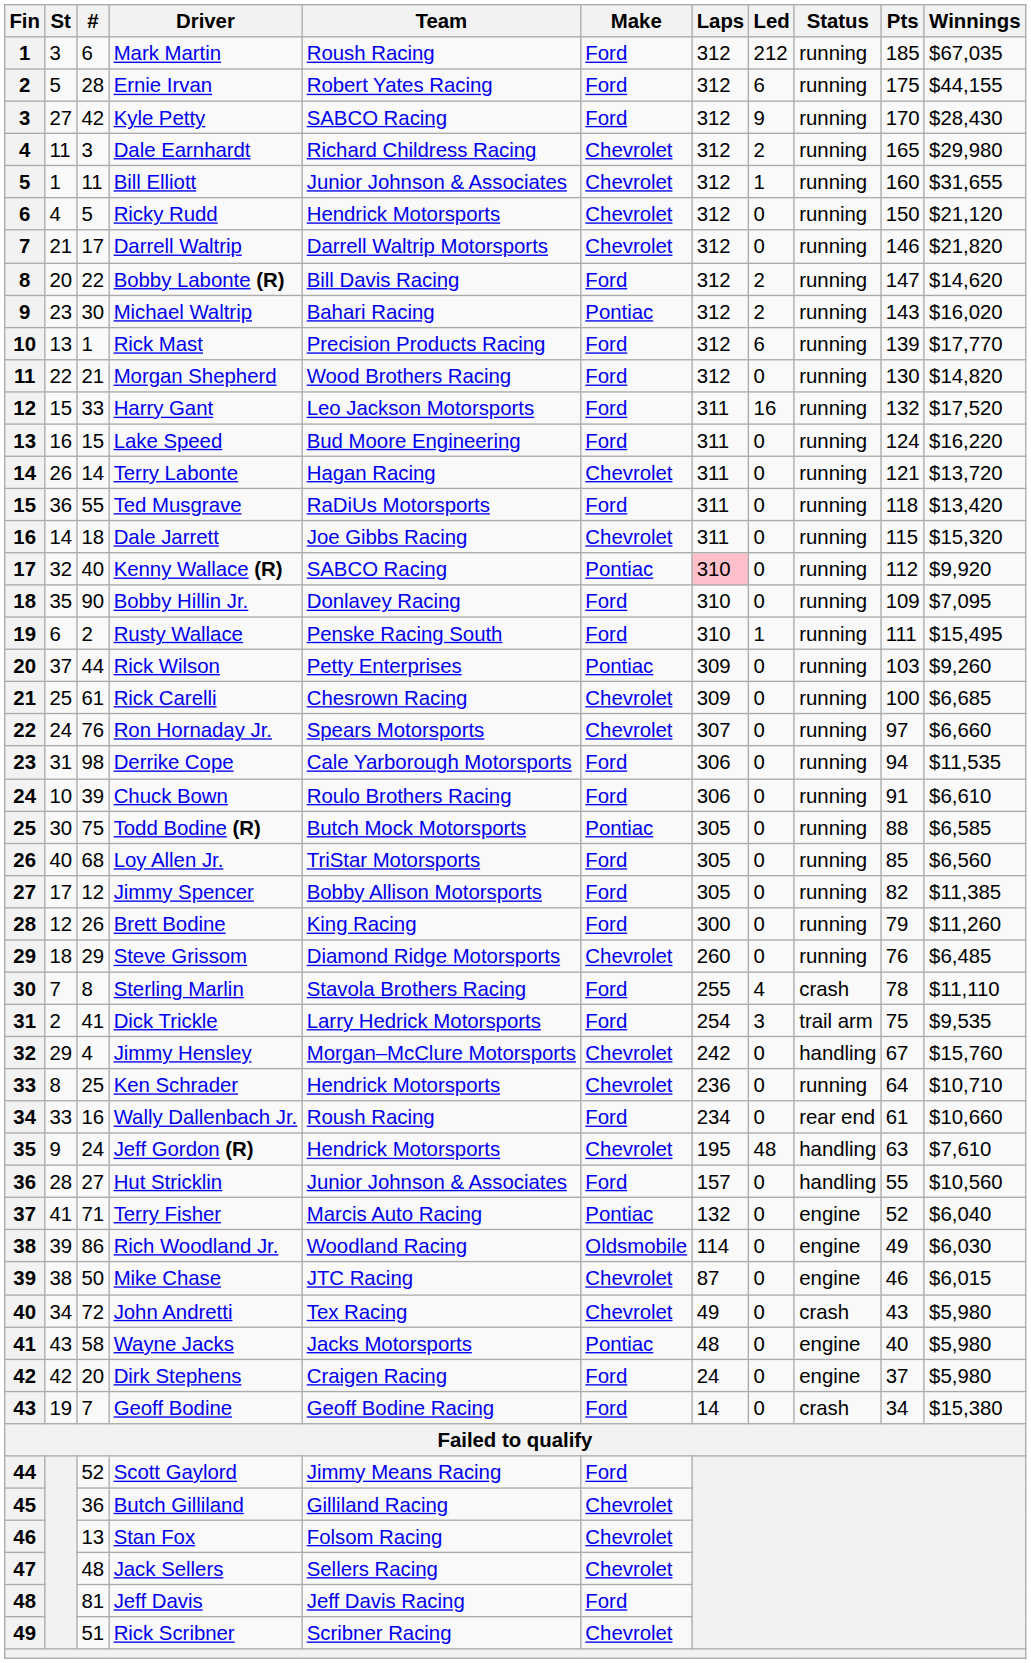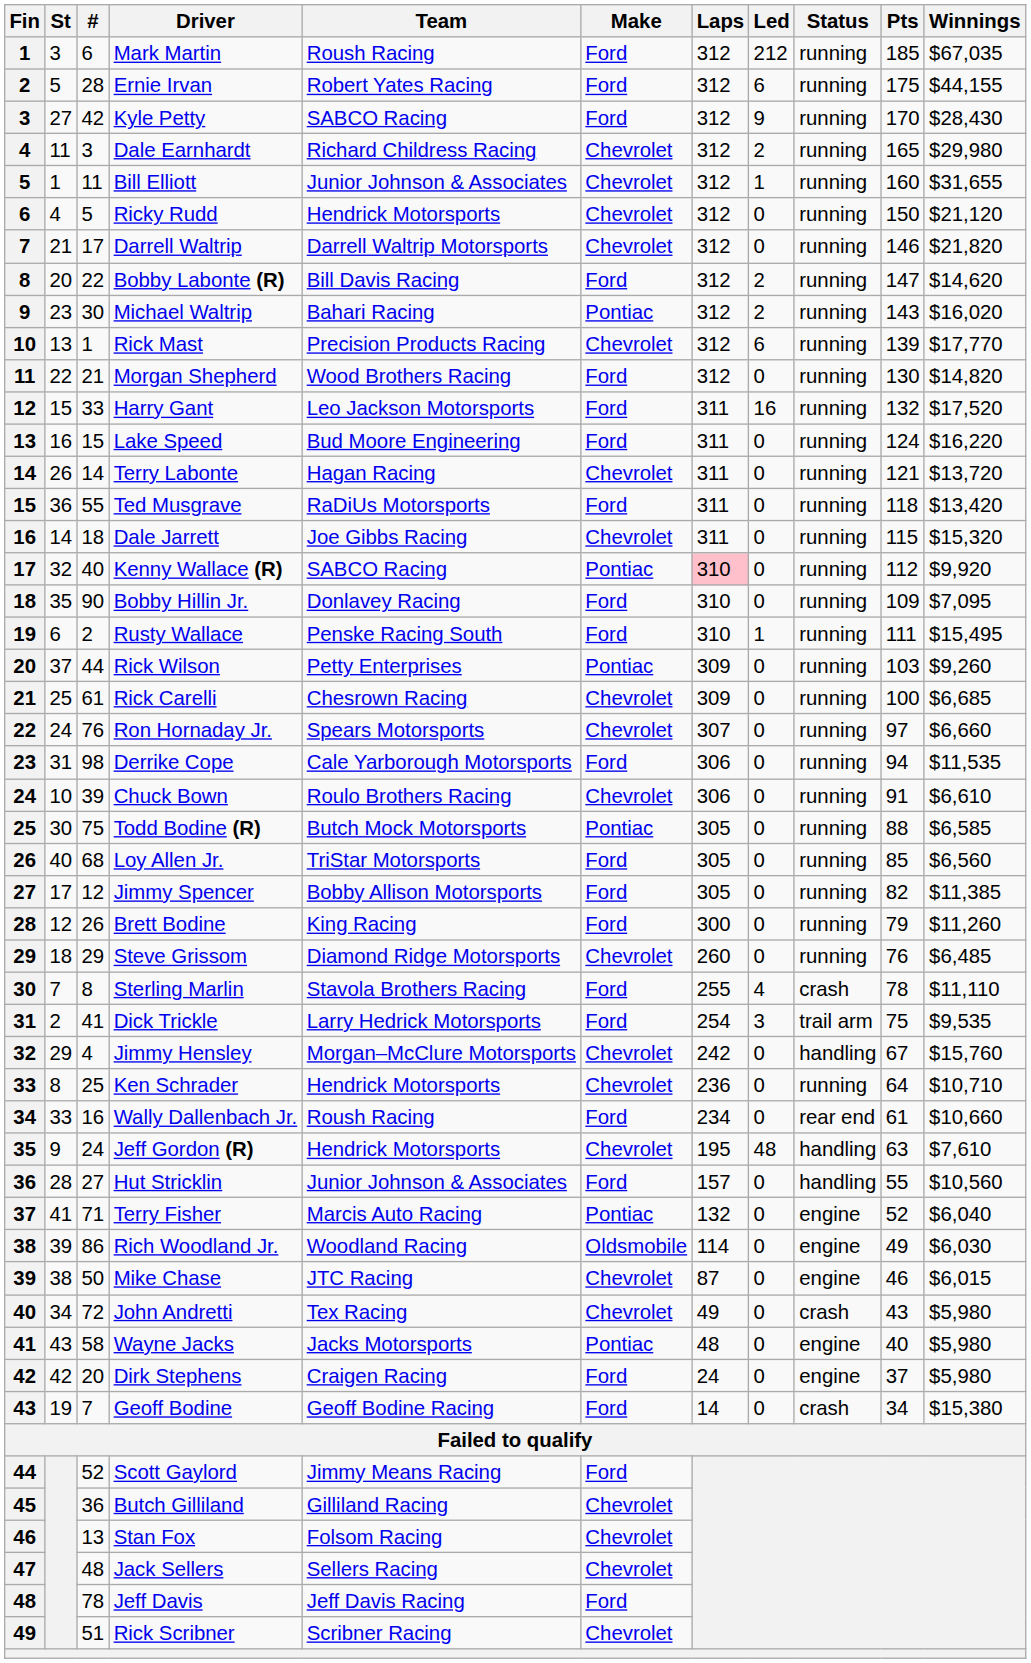(606, 343) Ford -> (629, 343) Chevrolet
(606, 795) Ford -> (629, 795) Chevrolet
(93, 1601) 81 -> (93, 1601) 78
